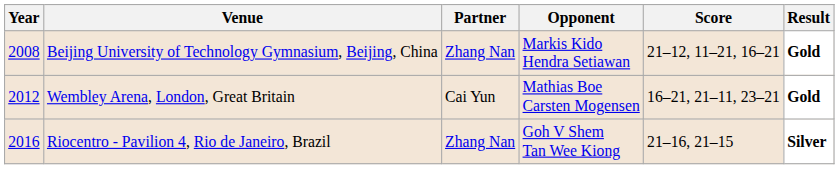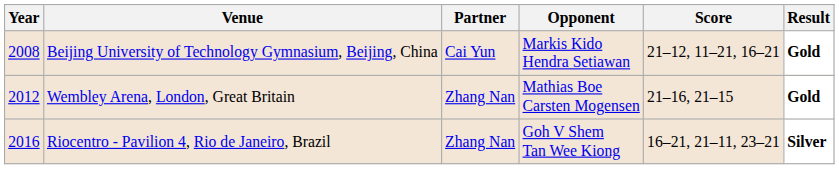(480, 52) Zhang Nan -> (470, 52) Cai Yun
(470, 97) Cai Yun -> (480, 97) Zhang Nan
(713, 97) 16–21, 21–11, 23–21 -> (690, 97) 21–16, 21–15
(690, 141) 21–16, 21–15 -> (713, 141) 16–21, 21–11, 23–21
